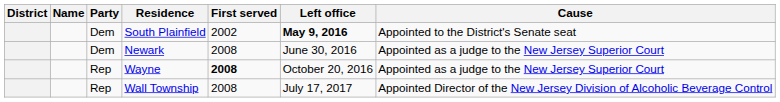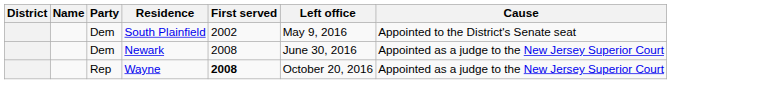(315, 32) bold -> (315, 32) normal
- row: (161, 87)
